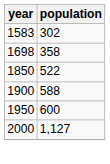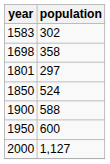+ row: (21, 71)
(50, 71) 522 -> (50, 91) 524
